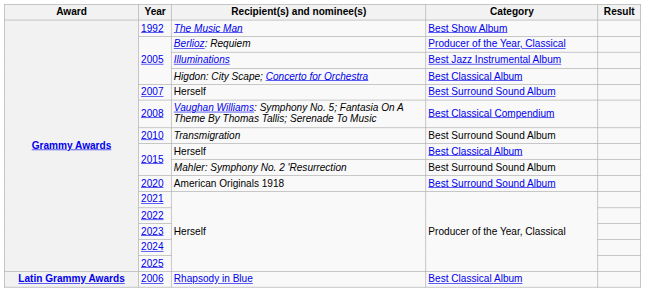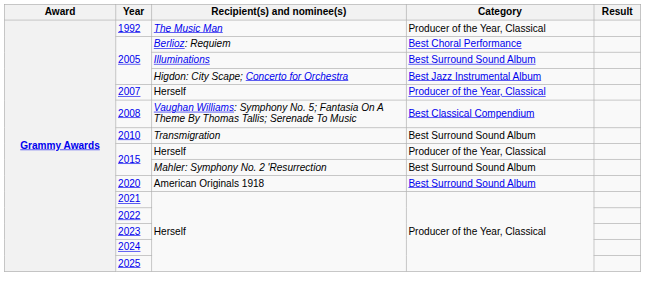(468, 28) Best Show Album -> (477, 28) Producer of the Year, Classical
(497, 44) Producer of the Year, Classical -> (465, 44) Best Choral Performance
(495, 60) Best Jazz Instrumental Album -> (472, 60) Best Surround Sound Album
(475, 76) Best Classical Album -> (475, 76) Best Jazz Instrumental Album
(492, 92) Best Surround Sound Album -> (477, 92) Producer of the Year, Classical
(475, 151) Best Classical Album -> (477, 151) Producer of the Year, Classical
- row: (152, 279)
